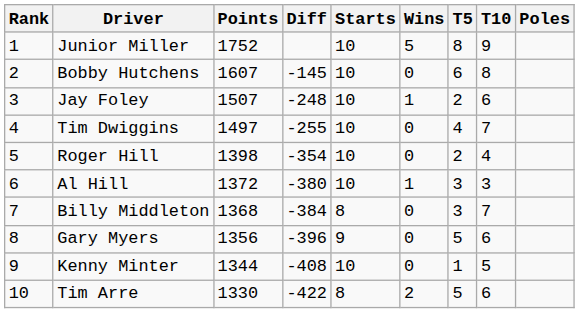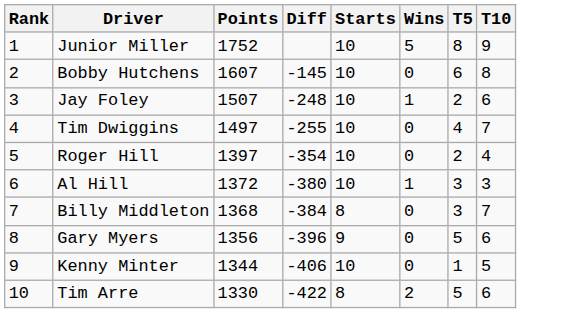- column: (545, 18)
(238, 156) 1398 -> (238, 156) 1397
(307, 266) -408 -> (307, 266) -406
